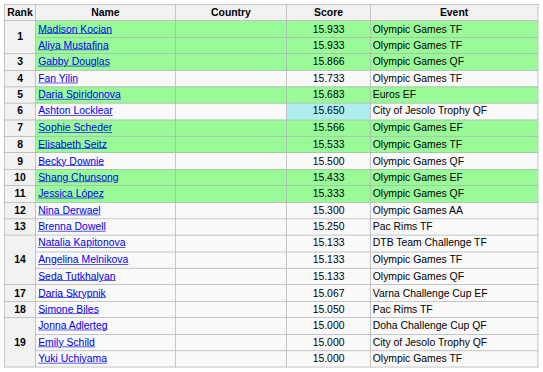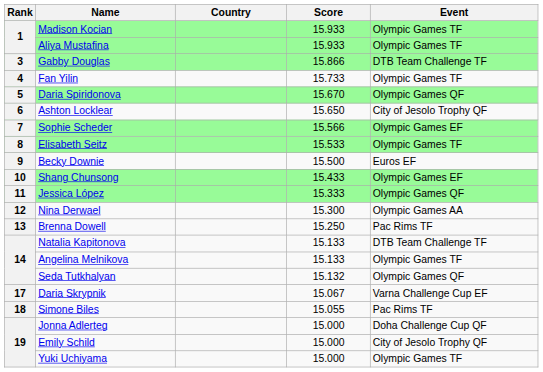(418, 62) Olympic Games QF -> (430, 62) DTB Team Challenge TF
(329, 95) 15.683 -> (329, 95) 15.670
(394, 95) Euros EF -> (418, 95) Olympic Games QF
(329, 111) paleturquoise background -> (329, 111) no background
(418, 161) Olympic Games QF -> (394, 161) Euros EF
(329, 276) 15.133 -> (329, 276) 15.132
(329, 309) 15.050 -> (329, 309) 15.055
